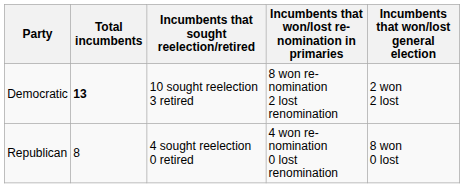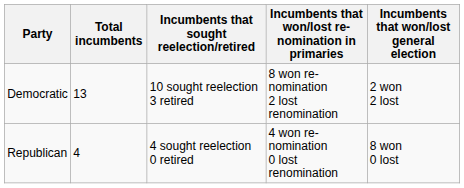(80, 93) bold -> (80, 93) normal
(77, 153) 8 -> (77, 153) 4
